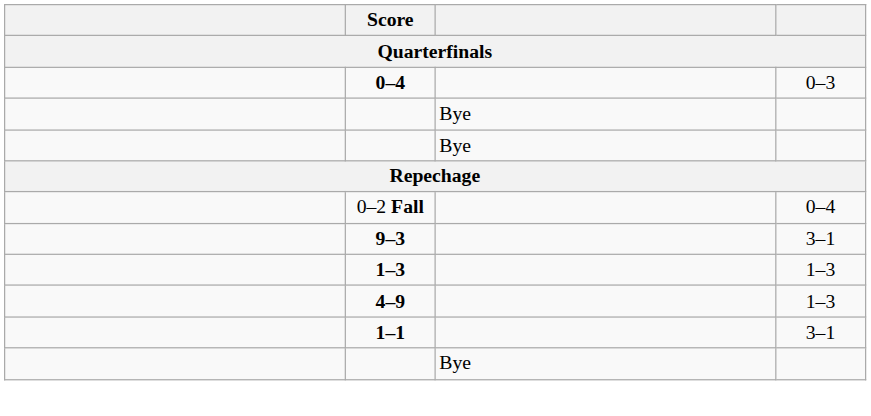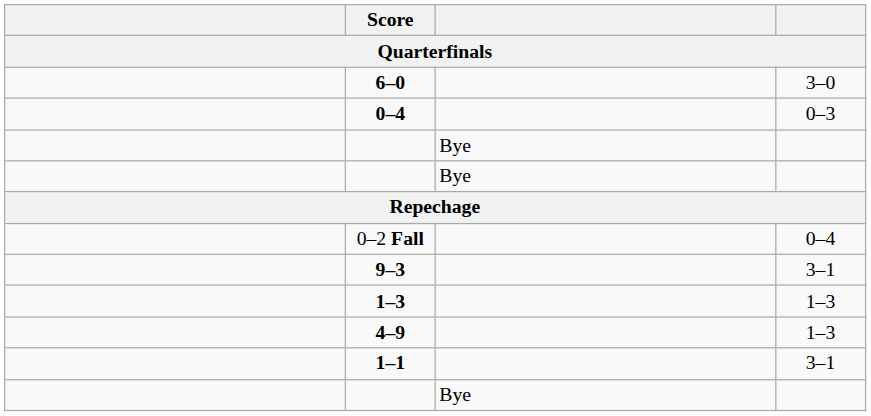+ row: (390, 82)
